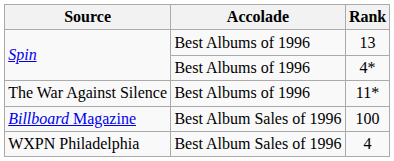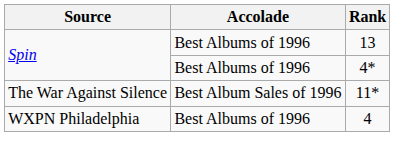(242, 93) Best Albums of 1996 -> (258, 93) Best Album Sales of 1996
- row: (368, 118)
(258, 144) Best Album Sales of 1996 -> (242, 118) Best Albums of 1996
